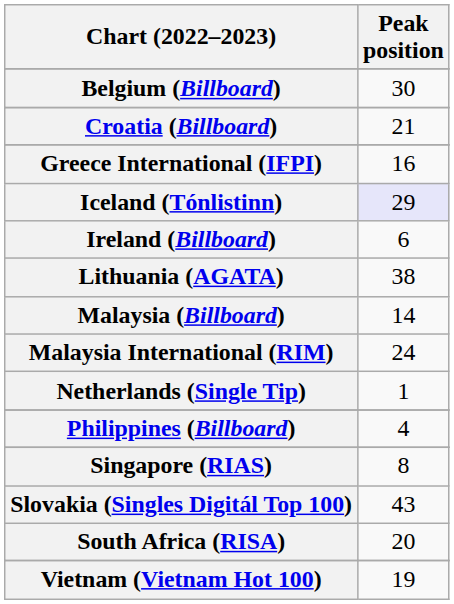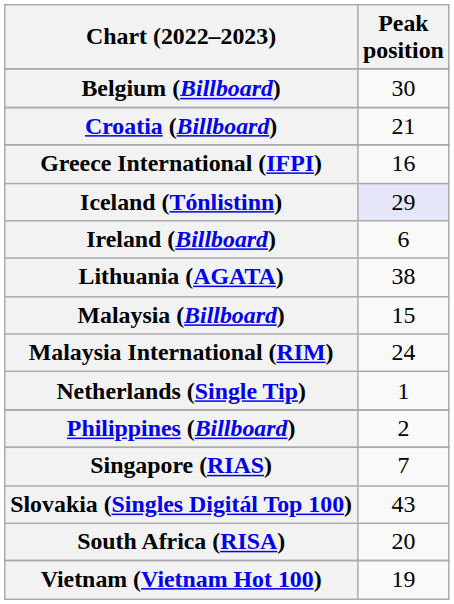(403, 314) 14 -> (403, 314) 15
(403, 428) 4 -> (403, 428) 2
(403, 466) 8 -> (403, 466) 7
